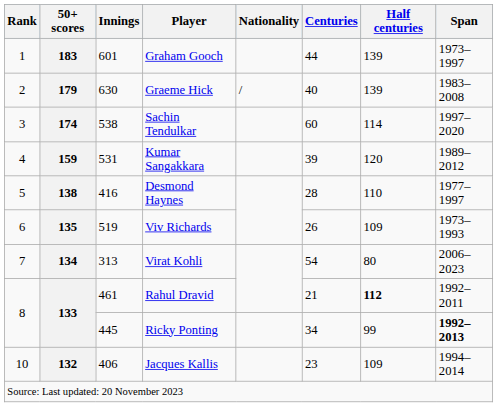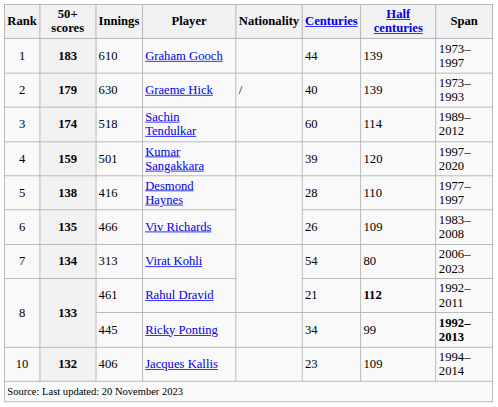(108, 55) 601 -> (108, 55) 610
(455, 90) 1983–2008 -> (455, 90) 1973–1993
(108, 124) 538 -> (108, 124) 518
(455, 124) 1997–2020 -> (455, 124) 1989–2012
(108, 158) 531 -> (108, 158) 501
(455, 158) 1989–2012 -> (455, 158) 1997–2020
(108, 227) 519 -> (108, 227) 466
(455, 227) 1973–1993 -> (455, 227) 1983–2008
